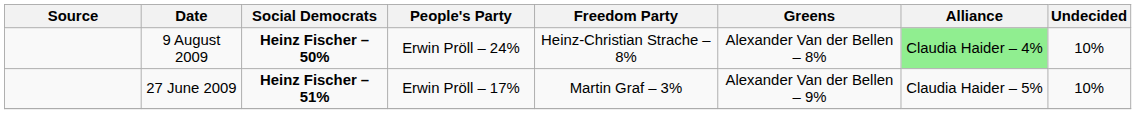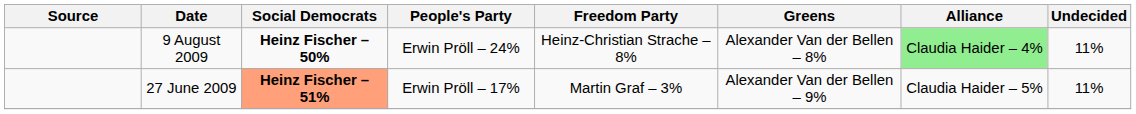(1089, 48) 10% -> (1089, 48) 11%
(315, 88) no background -> (315, 88) lightsalmon background
(1089, 88) 10% -> (1089, 88) 11%
